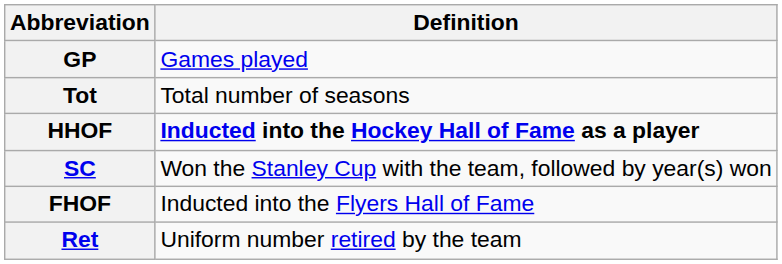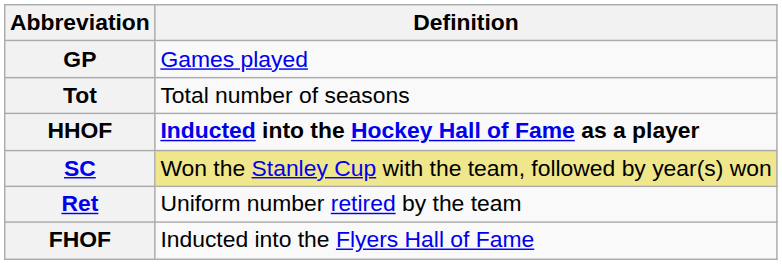(466, 167) no background -> (466, 167) khaki background
rows swapped: (80, 240) <-> (80, 204)
